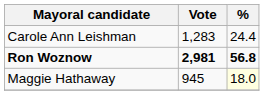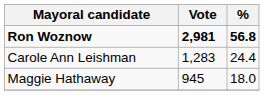rows swapped: (50, 57) <-> (72, 36)
(243, 79) lightyellow background -> (243, 79) no background
